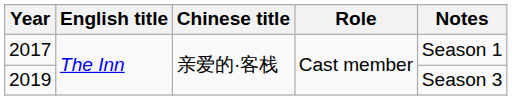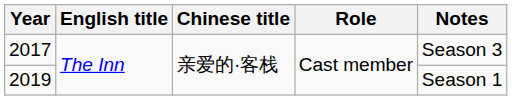(462, 49) Season 1 -> (462, 49) Season 3
(462, 79) Season 3 -> (462, 79) Season 1
